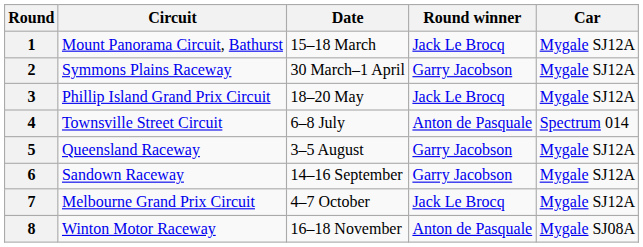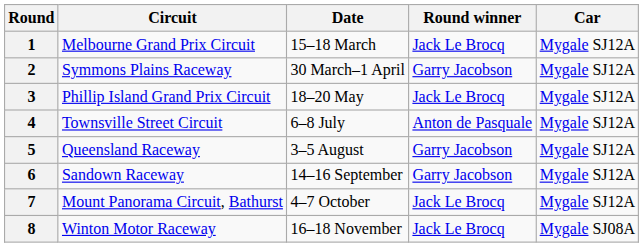(172, 44) Mount Panorama Circuit, Bathurst -> (158, 44) Melbourne Grand Prix Circuit
(584, 123) Spectrum 014 -> (587, 123) Mygale SJ12A
(158, 202) Melbourne Grand Prix Circuit -> (172, 202) Mount Panorama Circuit, Bathurst
(472, 228) Anton de Pasquale -> (459, 228) Jack Le Brocq
